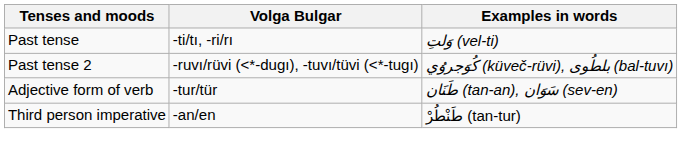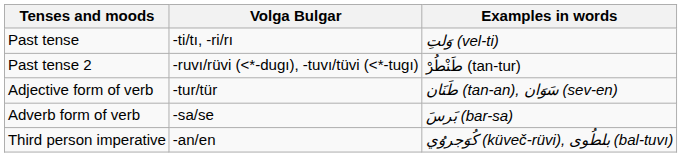(549, 66) كُوَجروُي (küveč-rüvi), بلطُوى (bal-tuvı) -> (473, 66) طَنْطُرْ (tan-tur)
+ row: (74, 115)
(473, 115) طَنْطُرْ (tan-tur) -> (549, 140) كُوَجروُي (küveč-rüvi), بلطُوى (bal-tuvı)
